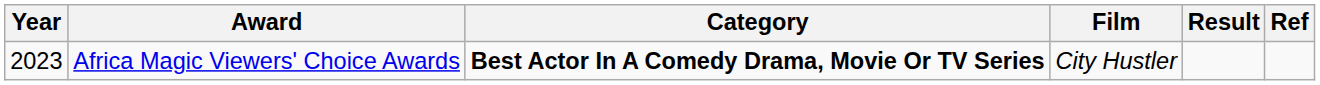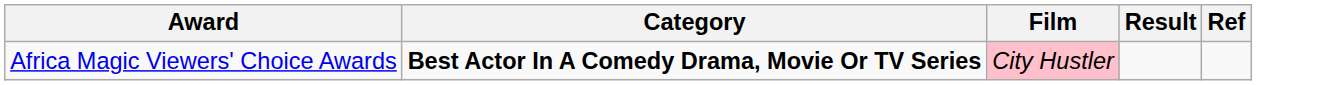- column: (36, 23)
(1116, 60) no background -> (1053, 60) pink background
